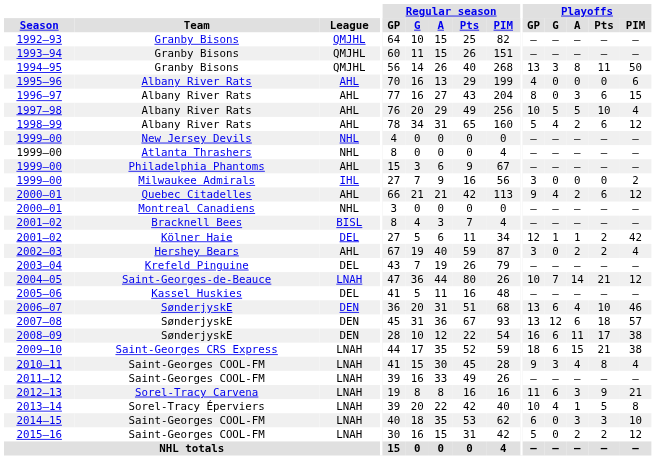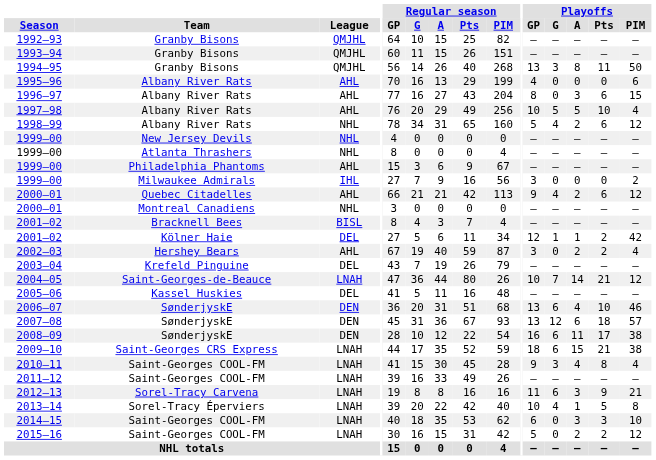(349, 124) AHL -> (349, 124) NHL
